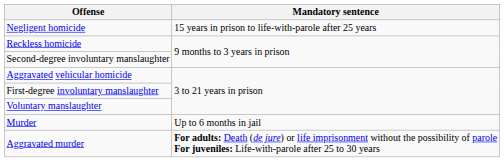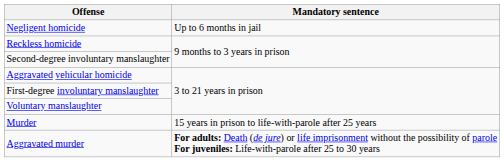(275, 28) 15 years in prison to life-with-parole after 25 years -> (218, 28) Up to 6 months in jail
(218, 122) Up to 6 months in jail -> (275, 122) 15 years in prison to life-with-parole after 25 years
